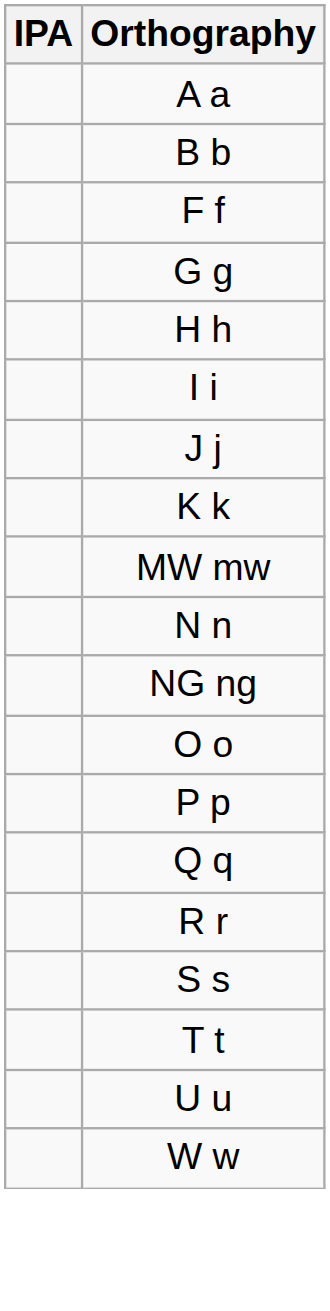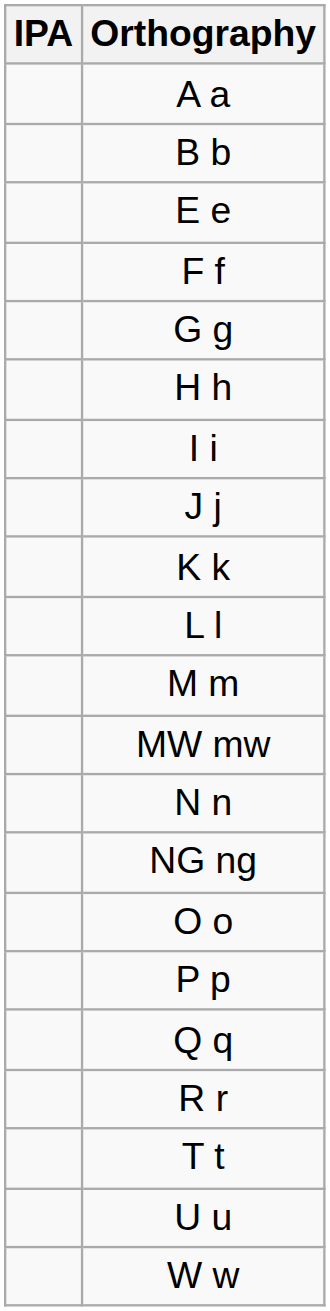+ row: (203, 211)
+ row: (203, 625)
+ row: (203, 684)
- row: (203, 980)
